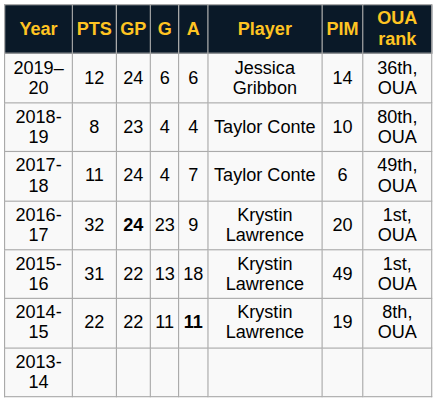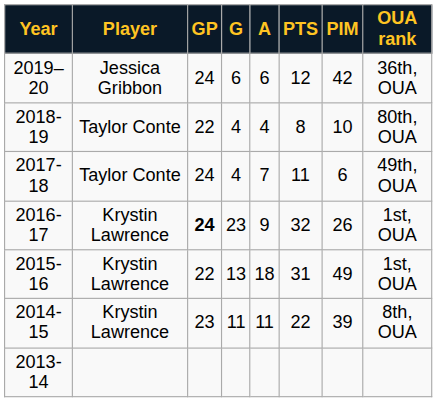columns swapped: (265, 29) <-> (94, 29)
(342, 78) 14 -> (342, 78) 42
(133, 127) 23 -> (205, 127) 22
(342, 225) 20 -> (342, 225) 26
(133, 323) 22 -> (205, 323) 23
(193, 323) bold -> (265, 323) normal
(342, 323) 19 -> (342, 323) 39
